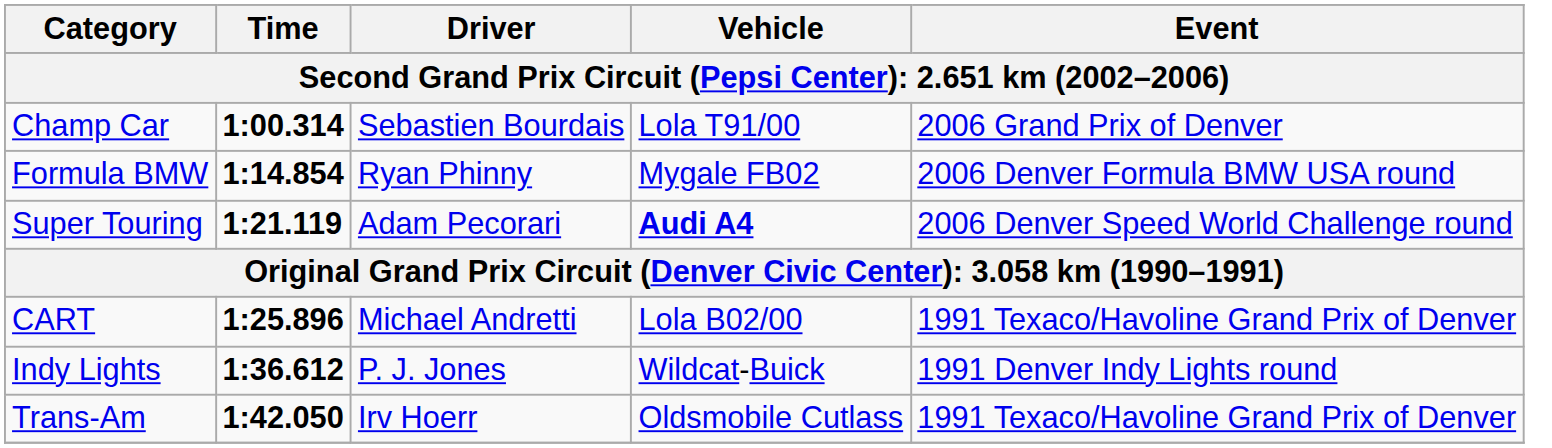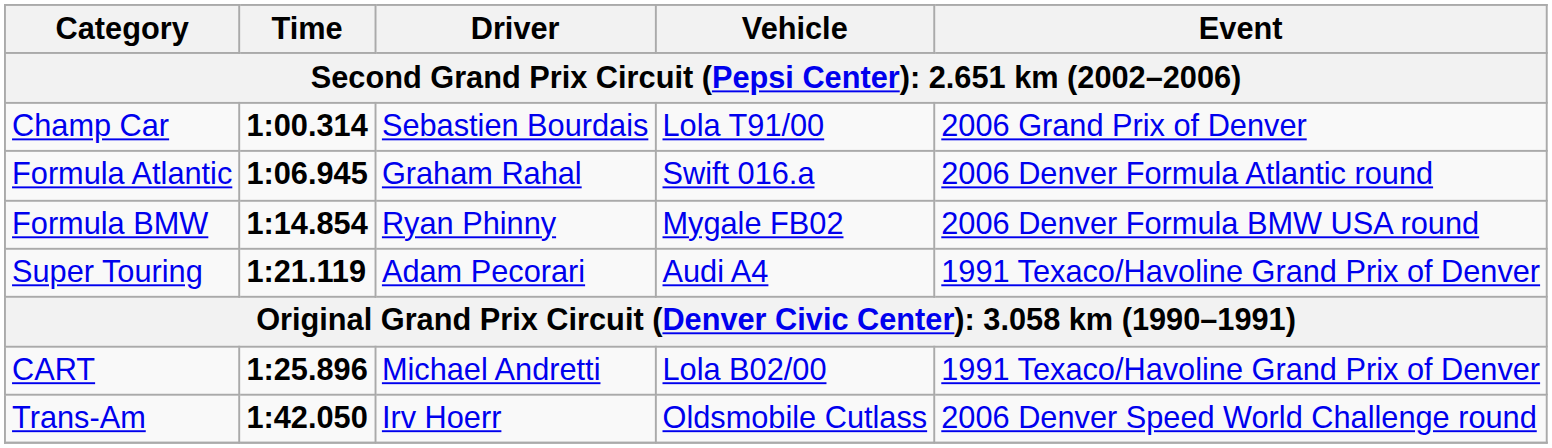+ row: (122, 175)
(696, 223) bold -> (715, 272) normal
(1215, 223) 2006 Denver Speed World Challenge round -> (1241, 272) 1991 Texaco/Havoline Grand Prix of Denver
- row: (86, 369)
(1217, 418) 1991 Texaco/Havoline Grand Prix of Denver -> (1239, 418) 2006 Denver Speed World Challenge round
